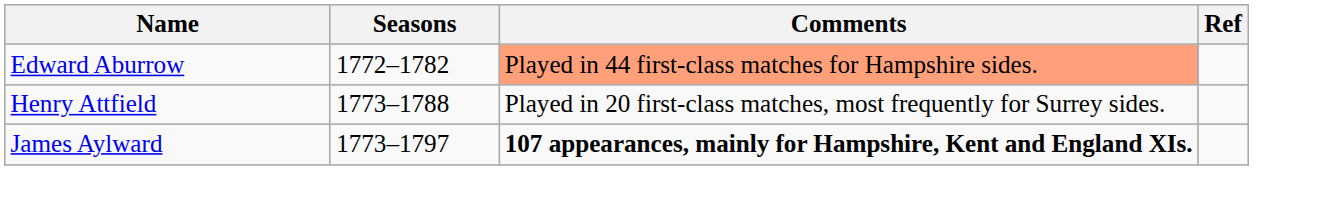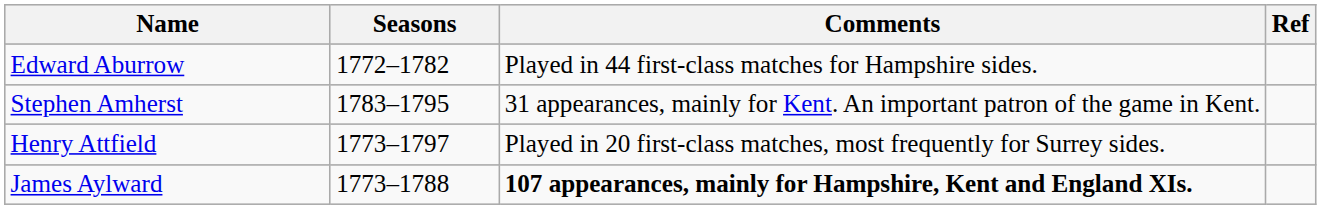(771, 64) lightsalmon background -> (771, 64) no background
+ row: (97, 104)
(393, 104) 1773–1788 -> (393, 143) 1773–1797
(393, 143) 1773–1797 -> (393, 183) 1773–1788
